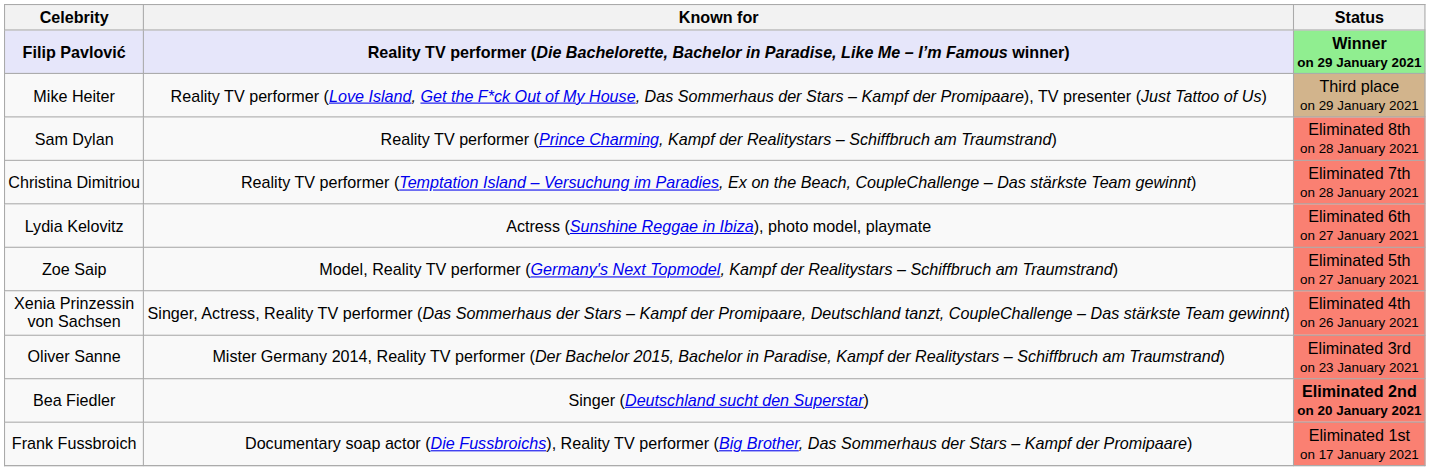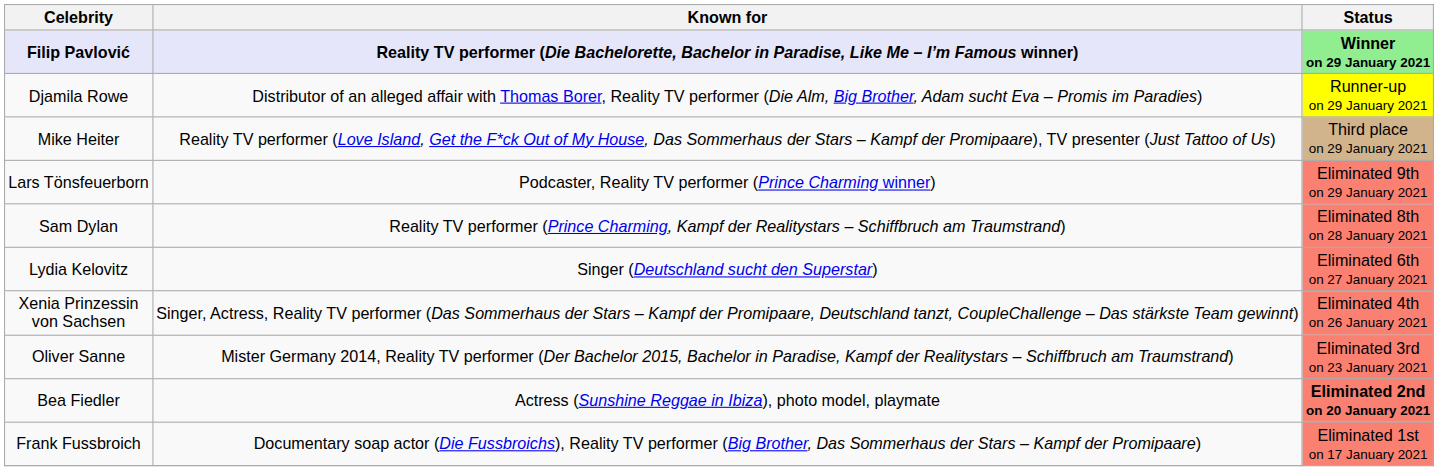+ row: (79, 96)
+ row: (79, 183)
- row: (74, 183)
(719, 226) Actress (Sunshine Reggae in Ibiza), photo model, playmate -> (727, 270) Singer (Deutschland sucht den Superstar)
- row: (74, 270)
(719, 400) Singer (Deutschland sucht den Superstar) -> (727, 400) Actress (Sunshine Reggae in Ibiza), photo model, playmate
